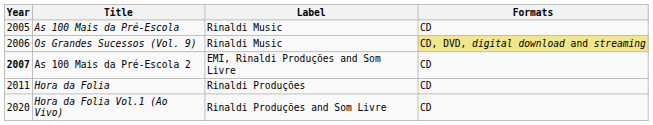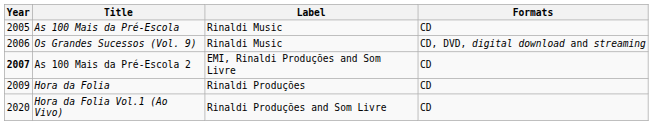(533, 44) khaki background -> (533, 44) no background
(18, 86) 2011 -> (18, 86) 2009
